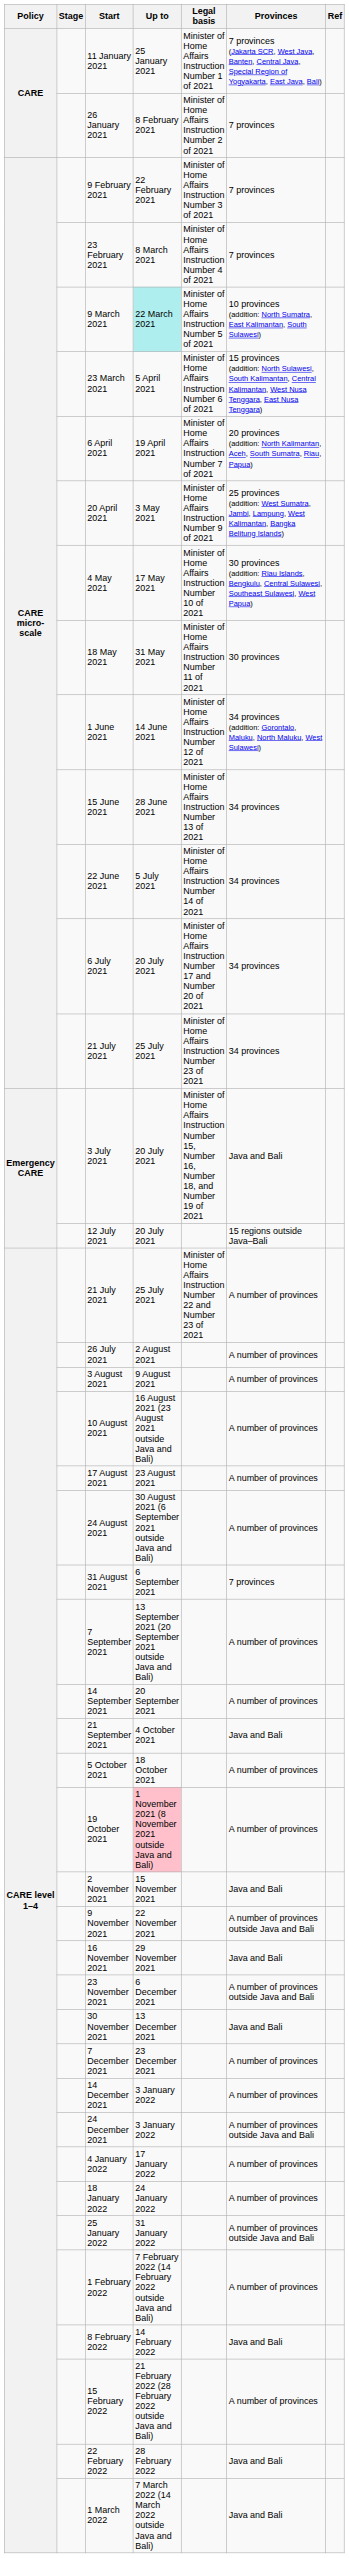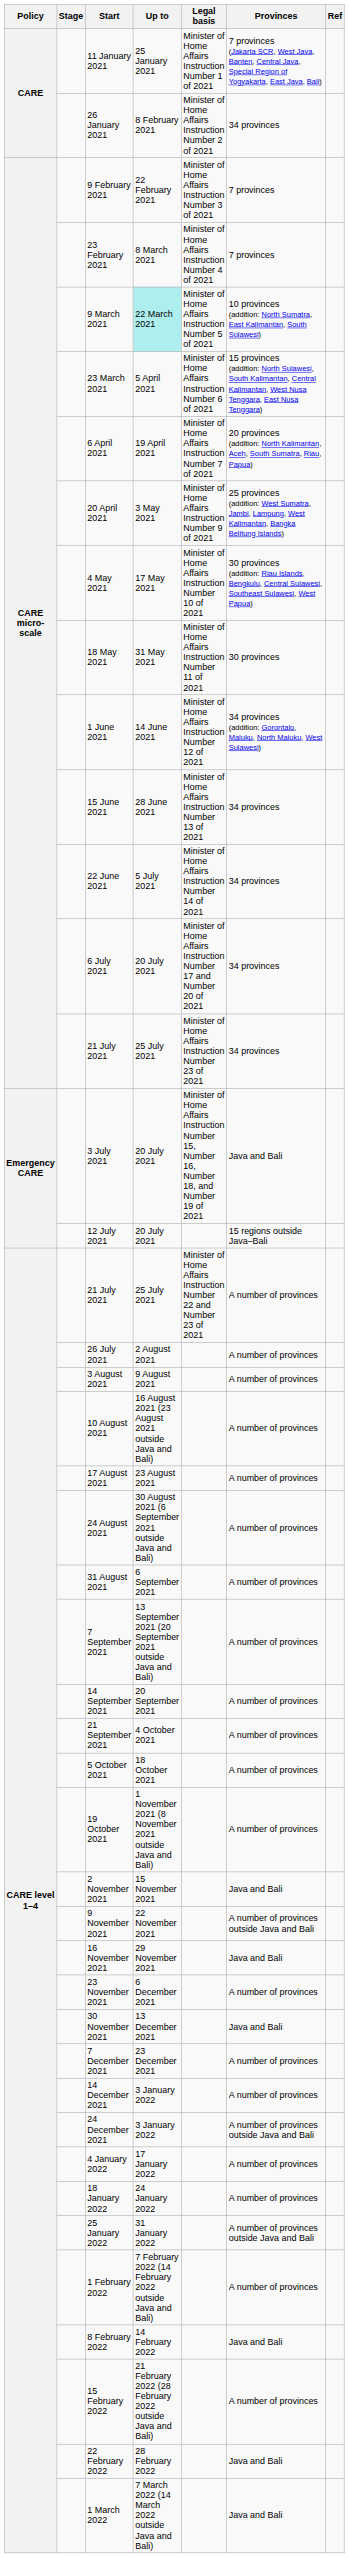(252, 125) 7 provinces -> (254, 125) 34 provinces
(252, 1582) 7 provinces -> (273, 1582) A number of provinces
(256, 1735) Java and Bali -> (273, 1735) A number of provinces
(156, 1829) pink background -> (156, 1829) no background
(273, 1992) A number of provinces outside Java and Bali -> (273, 1992) A number of provinces
